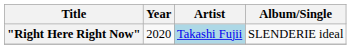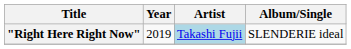(159, 34) 2020 -> (159, 34) 2019
